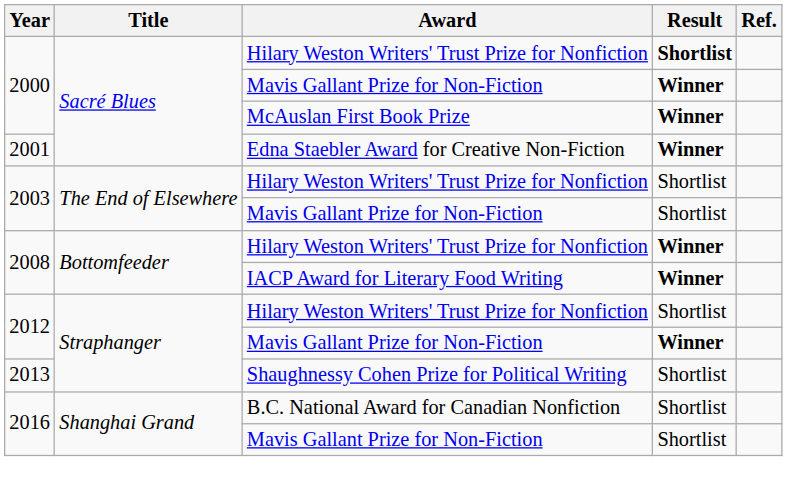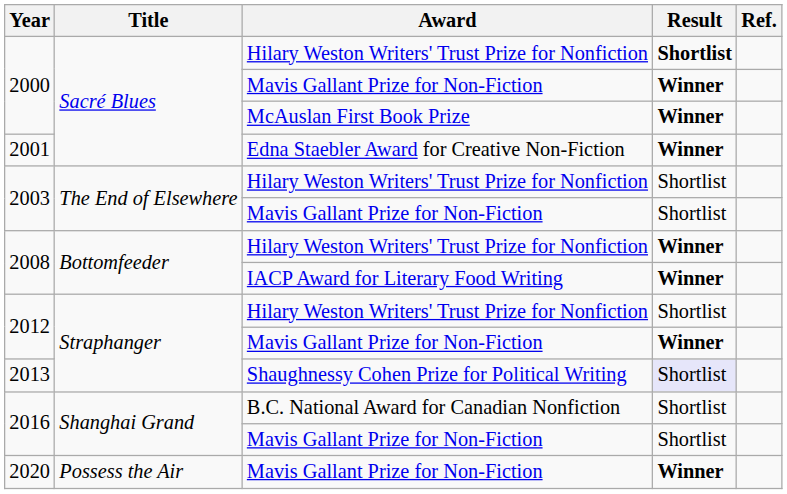(692, 375) no background -> (692, 375) lavender background
+ row: (30, 471)
